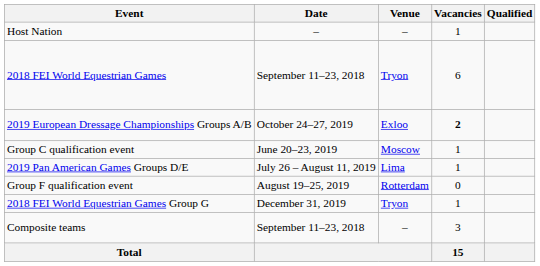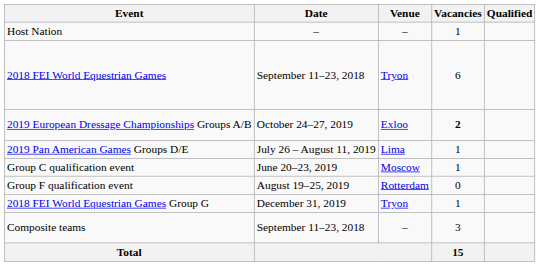rows swapped: (71, 149) <-> (98, 167)
